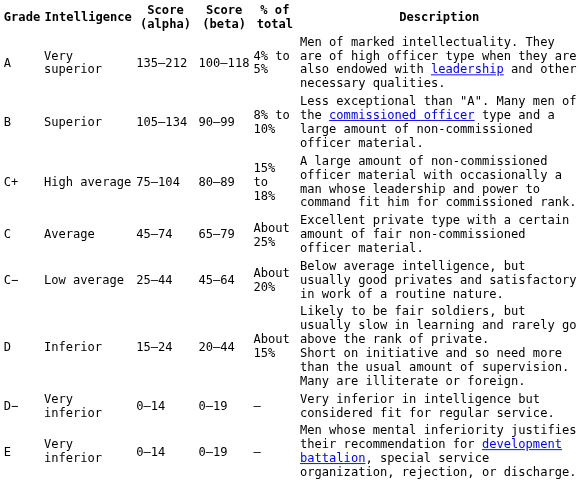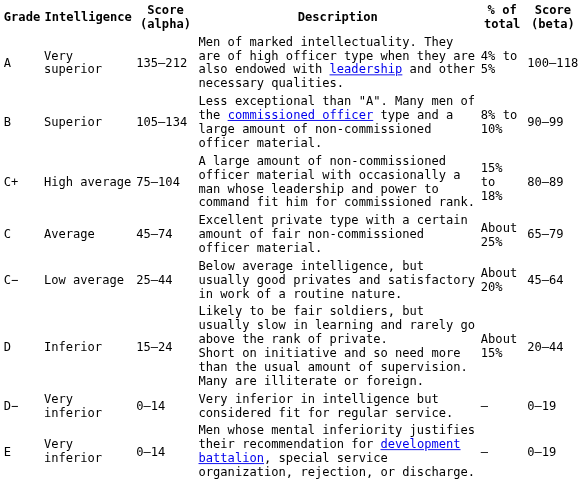columns swapped: (224, 17) <-> (439, 17)
